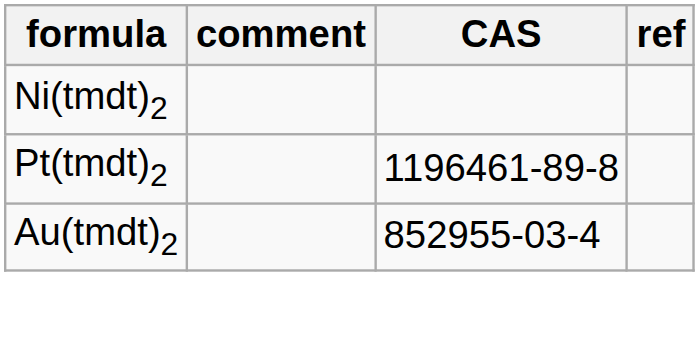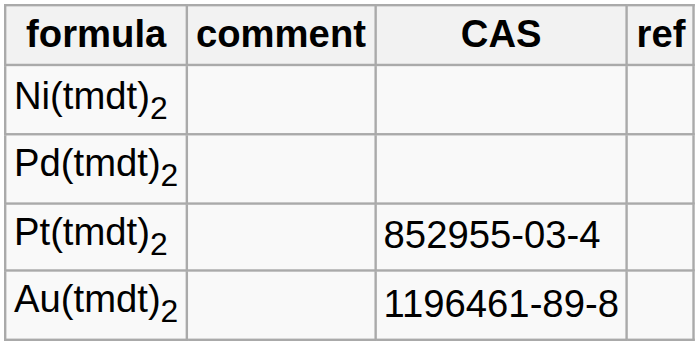+ row: (96, 168)
(501, 167) 1196461-89-8 -> (492, 235) 852955-03-4
(492, 235) 852955-03-4 -> (501, 304) 1196461-89-8
